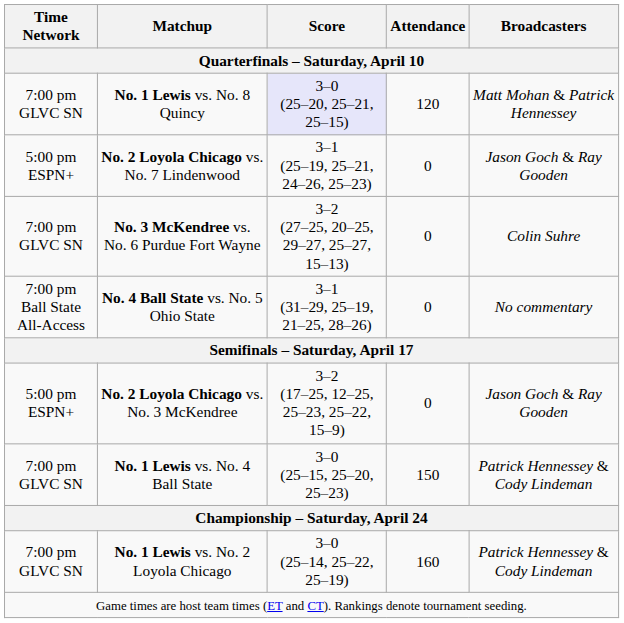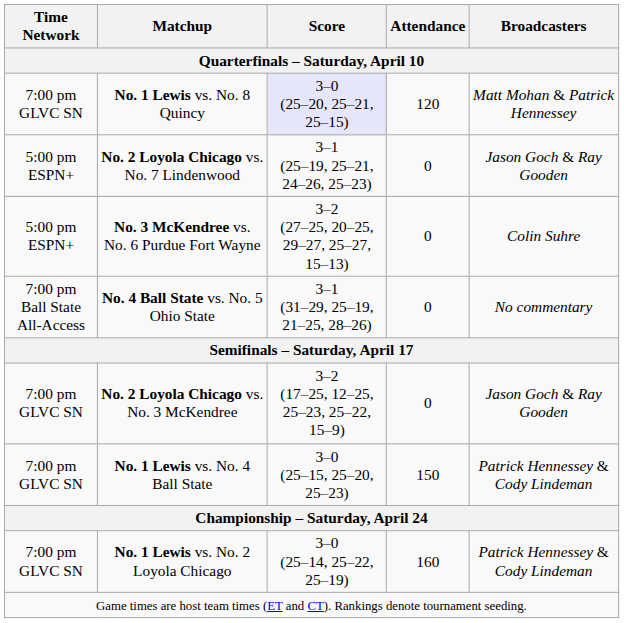(51, 236) 7:00 pm GLVC SN -> (51, 236) 5:00 pm ESPN+
(51, 403) 5:00 pm ESPN+ -> (51, 403) 7:00 pm GLVC SN
